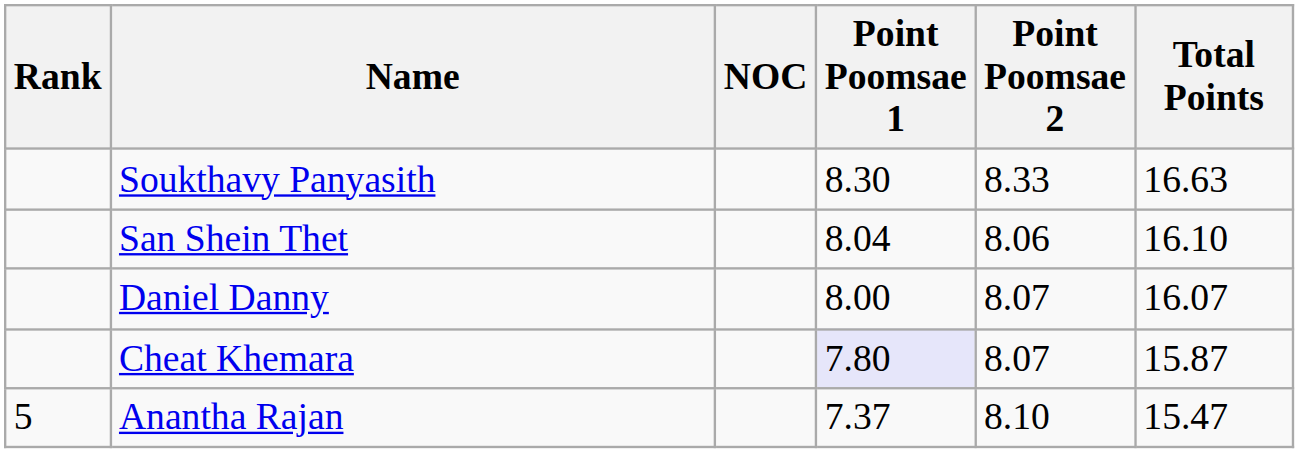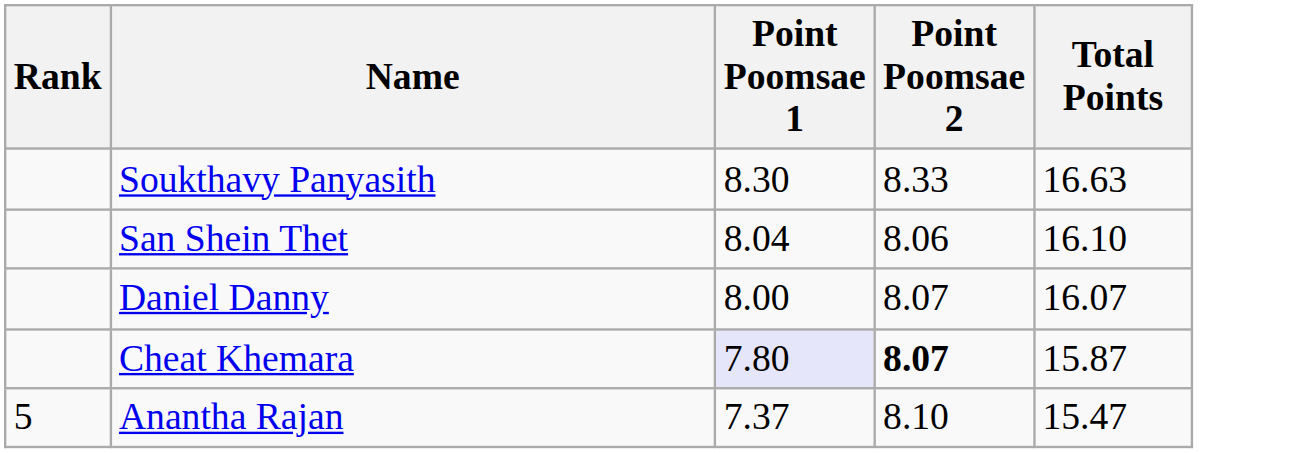- column: (766, 76)
(1017, 357) normal -> (916, 357) bold
